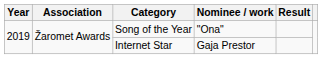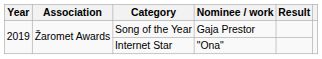(210, 29) "Ona" -> (226, 29) Gaja Prestor
(226, 45) Gaja Prestor -> (210, 45) "Ona"
